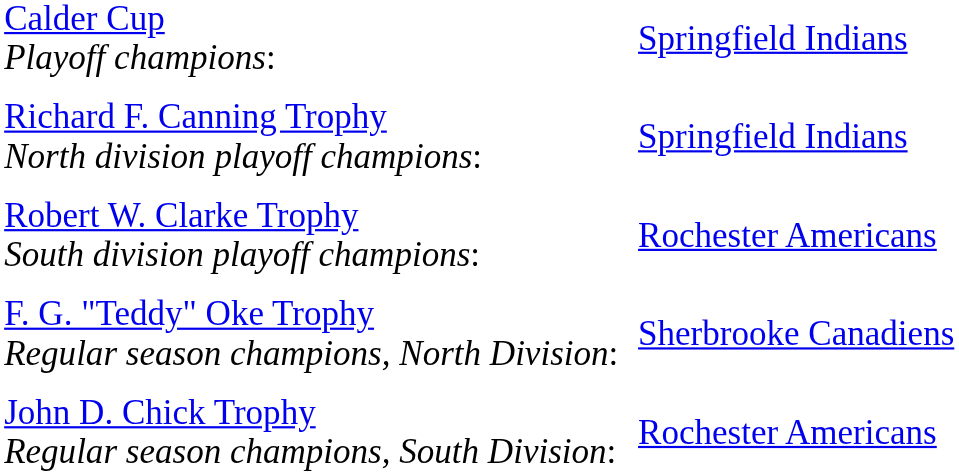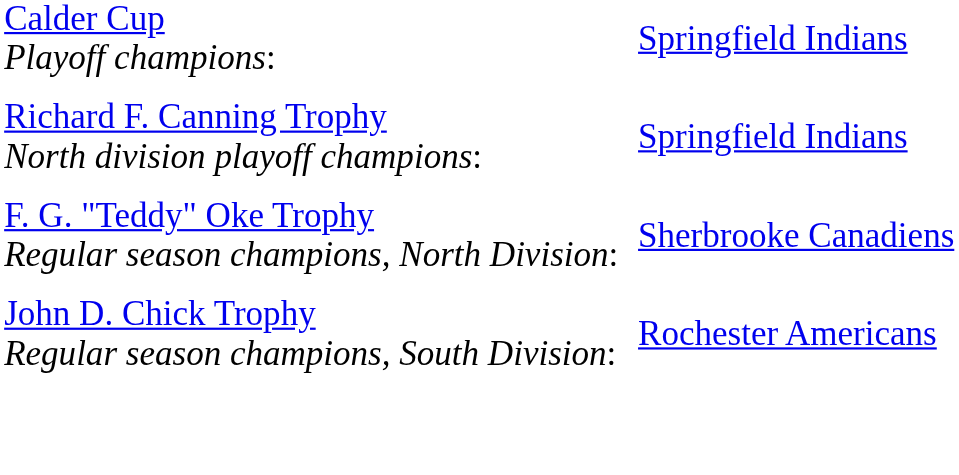- row: (242, 235)
